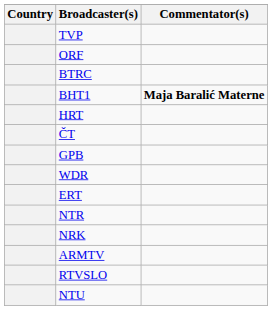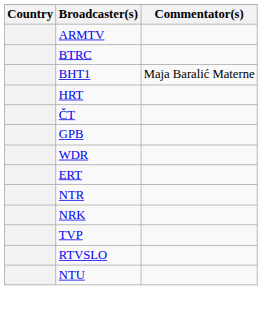rows swapped: (82, 255) <-> (71, 34)
- row: (71, 54)
(204, 94) bold -> (199, 74) normal
